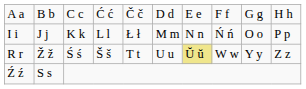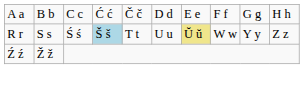- row: (13, 34)
(45, 53) Ž ž -> (44, 34) S s
(104, 53) no background -> (103, 34) lightblue background
(44, 73) S s -> (45, 53) Ž ž
